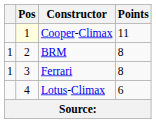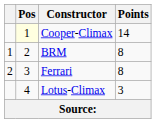(123, 33) 11 -> (124, 33) 14
(10, 71) 1 -> (10, 71) 2
(121, 90) 6 -> (121, 90) 3
